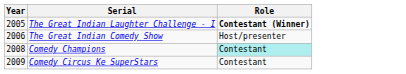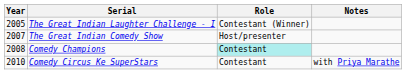+ column: (357, 11)
(264, 24) bold -> (264, 24) normal
(16, 37) 2006 -> (16, 37) 2007
(16, 62) 2009 -> (16, 62) 2010
